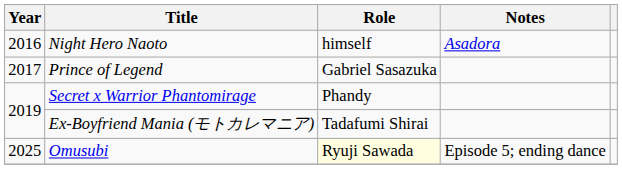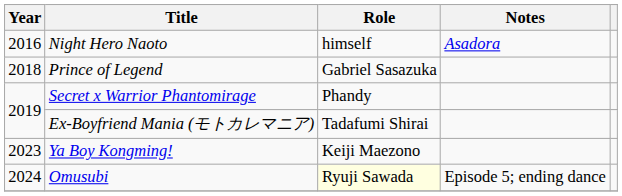(25, 69) 2017 -> (25, 69) 2018
+ row: (111, 151)
(25, 151) 2025 -> (25, 177) 2024
